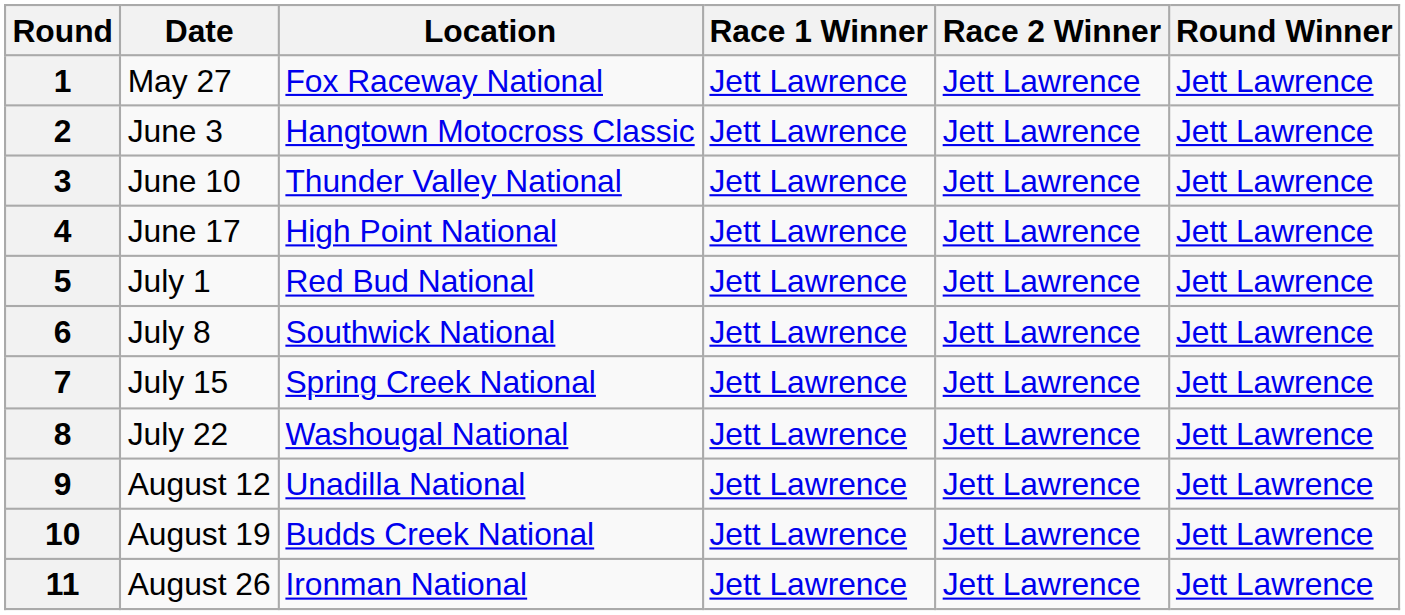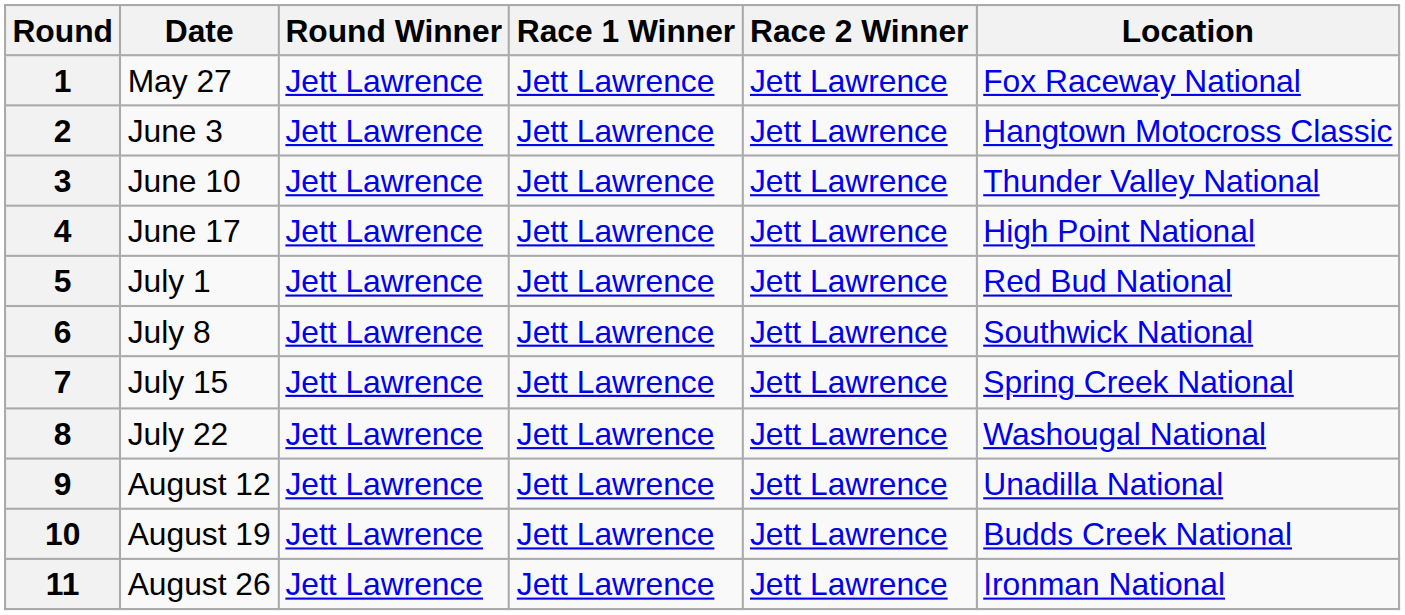columns swapped: (490, 30) <-> (1284, 30)
